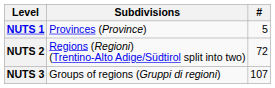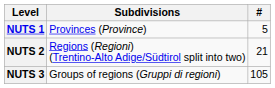(262, 52) 72 -> (262, 52) 21
(259, 74) 107 -> (259, 74) 105
